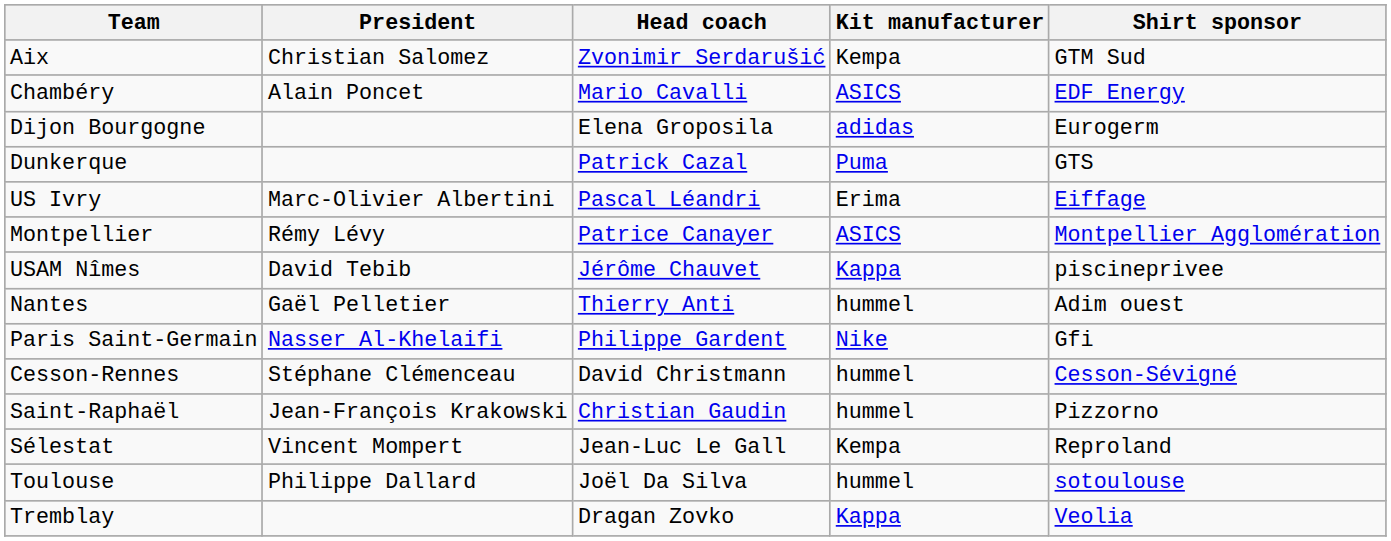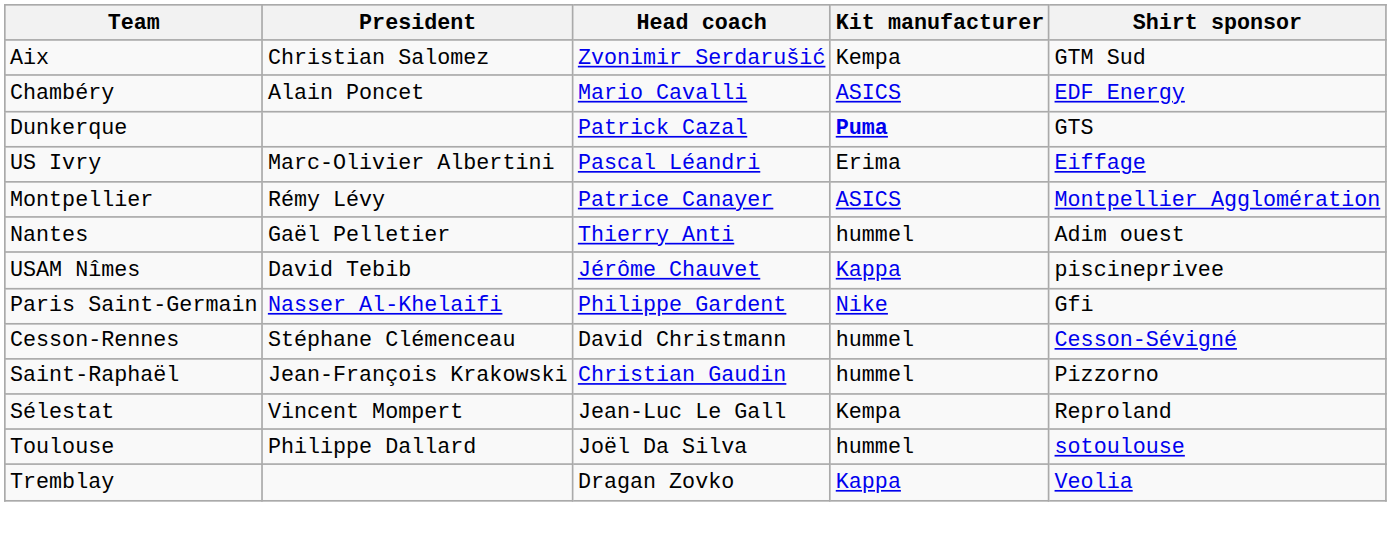- row: (108, 129)
(862, 164) normal -> (862, 129) bold
rows swapped: (49, 306) <-> (75, 270)
